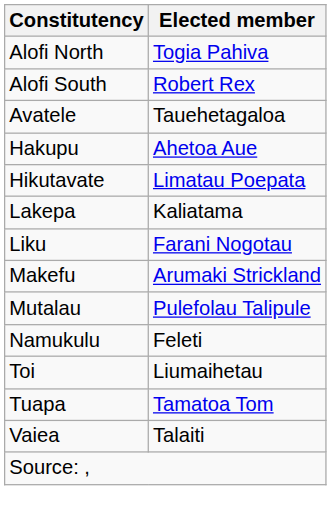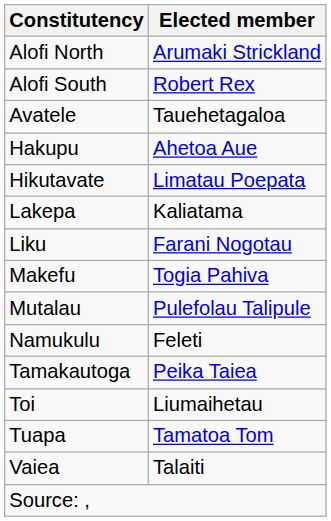(211, 52) Togia Pahiva -> (237, 52) Arumaki Strickland
(237, 276) Arumaki Strickland -> (211, 276) Togia Pahiva
+ row: (70, 372)
